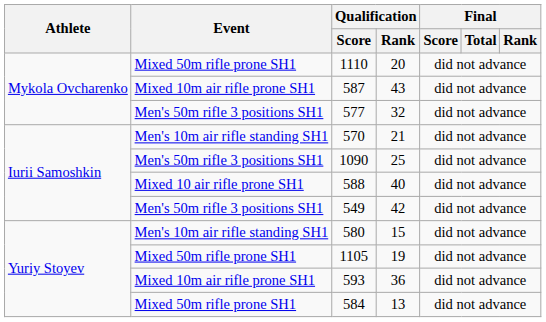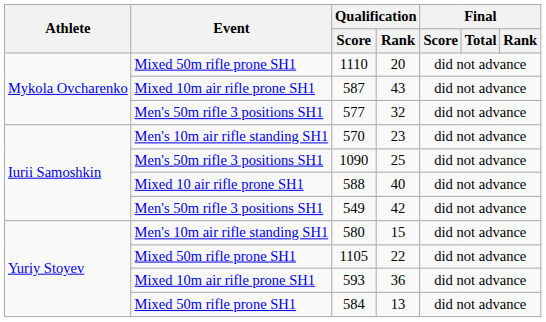(398, 136) 21 -> (398, 136) 23
(398, 256) 19 -> (398, 256) 22
